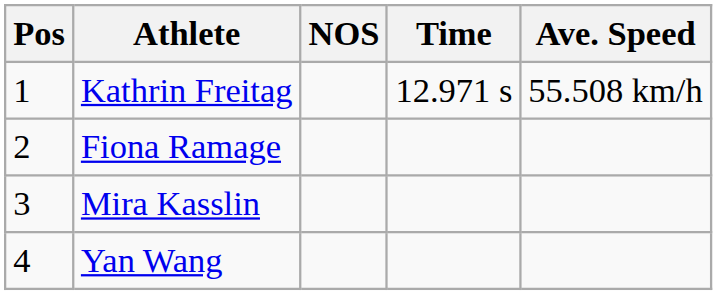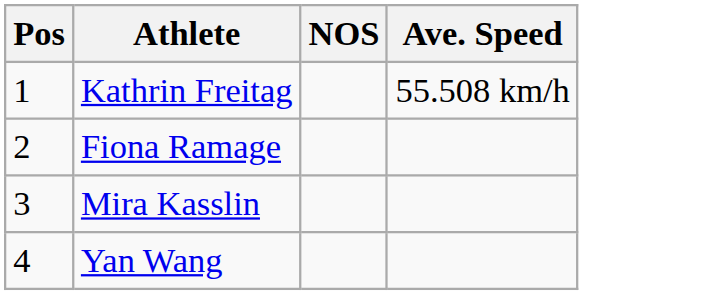- column: (454, 33)
